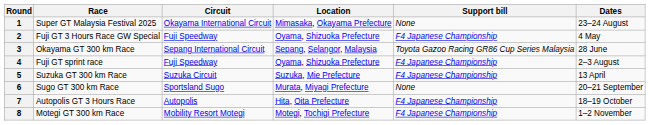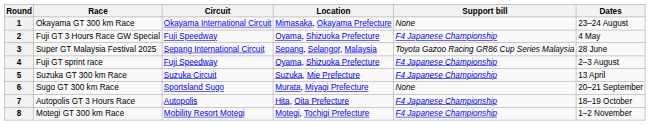(96, 23) Super GT Malaysia Festival 2025 -> (85, 23) Okayama GT 300 km Race
(85, 49) Okayama GT 300 km Race -> (96, 49) Super GT Malaysia Festival 2025
